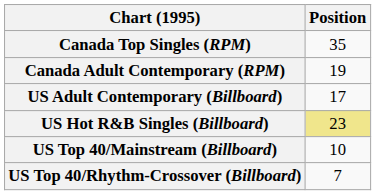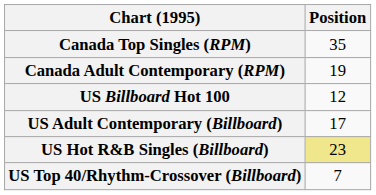+ row: (155, 96)
- row: (155, 149)
